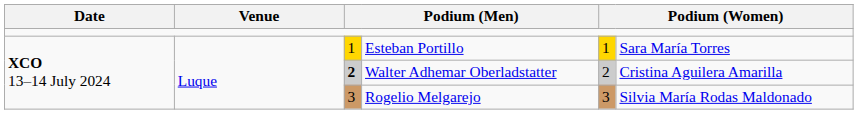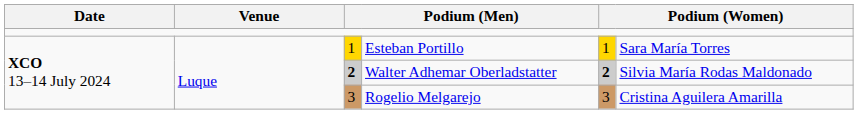(606, 72) normal -> (606, 72) bold
(701, 72) Cristina Aguilera Amarilla -> (716, 72) Silvia María Rodas Maldonado
(716, 96) Silvia María Rodas Maldonado -> (701, 96) Cristina Aguilera Amarilla
